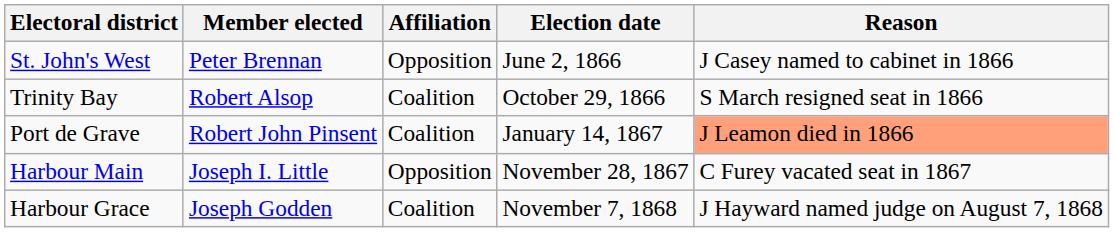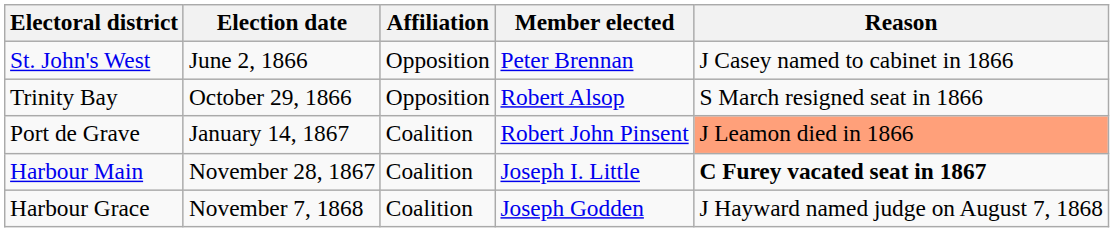columns swapped: (283, 23) <-> (596, 23)
(431, 97) Coalition -> (438, 97) Opposition
(440, 171) Opposition -> (429, 171) Coalition
(835, 171) normal -> (843, 171) bold
